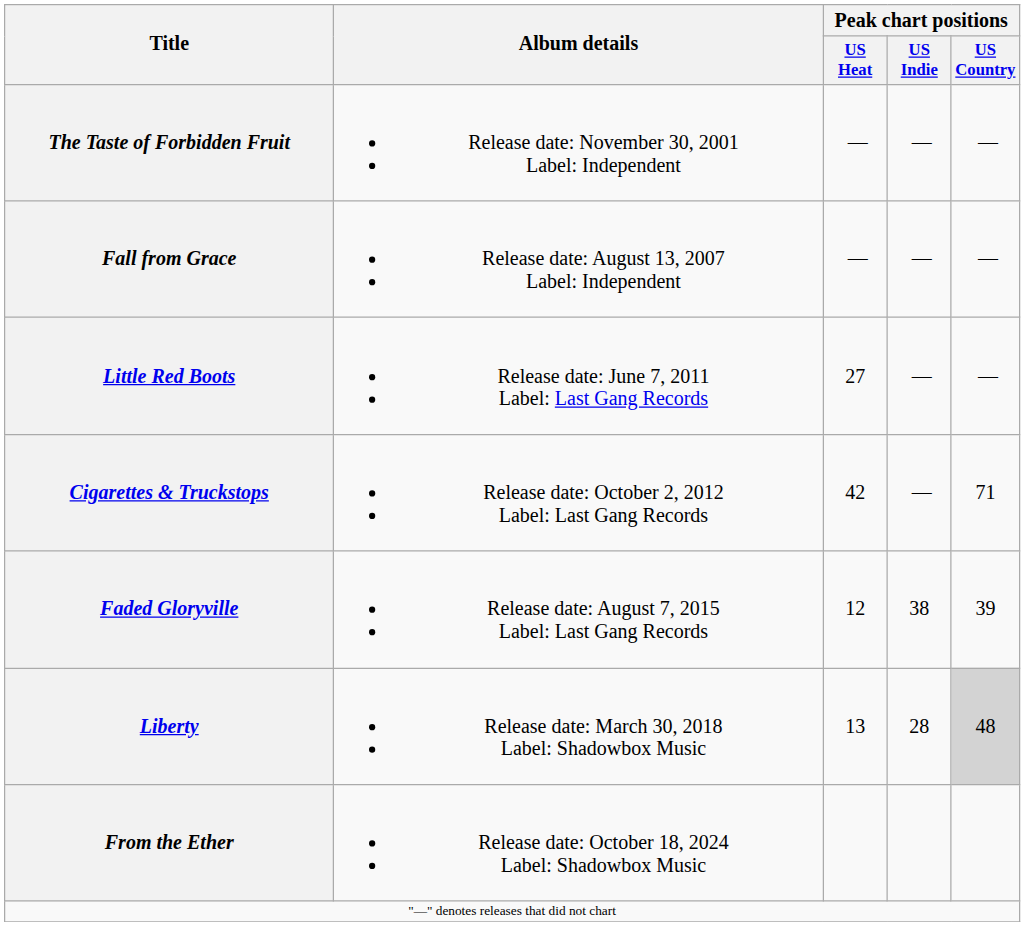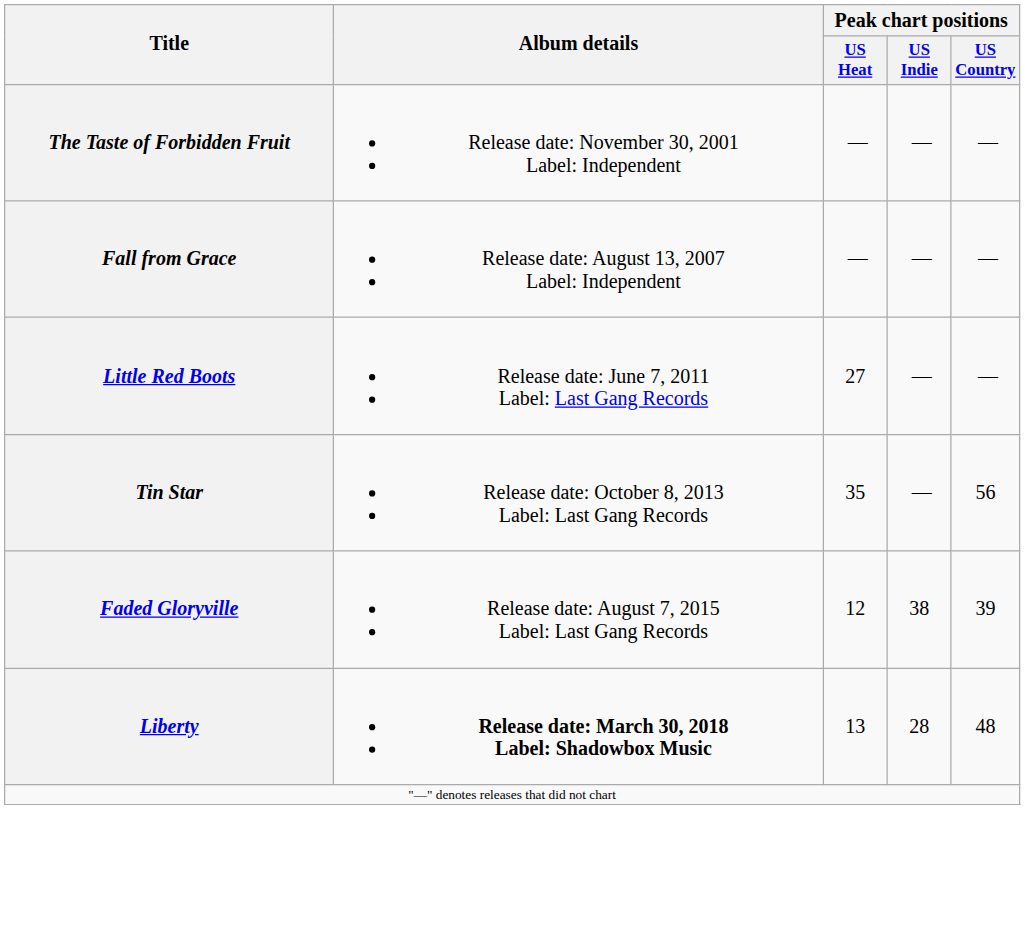- row: (169, 492)
+ row: (169, 492)
(578, 737) normal -> (578, 737) bold
(985, 726) lightgrey background -> (985, 726) no background
- row: (169, 842)
